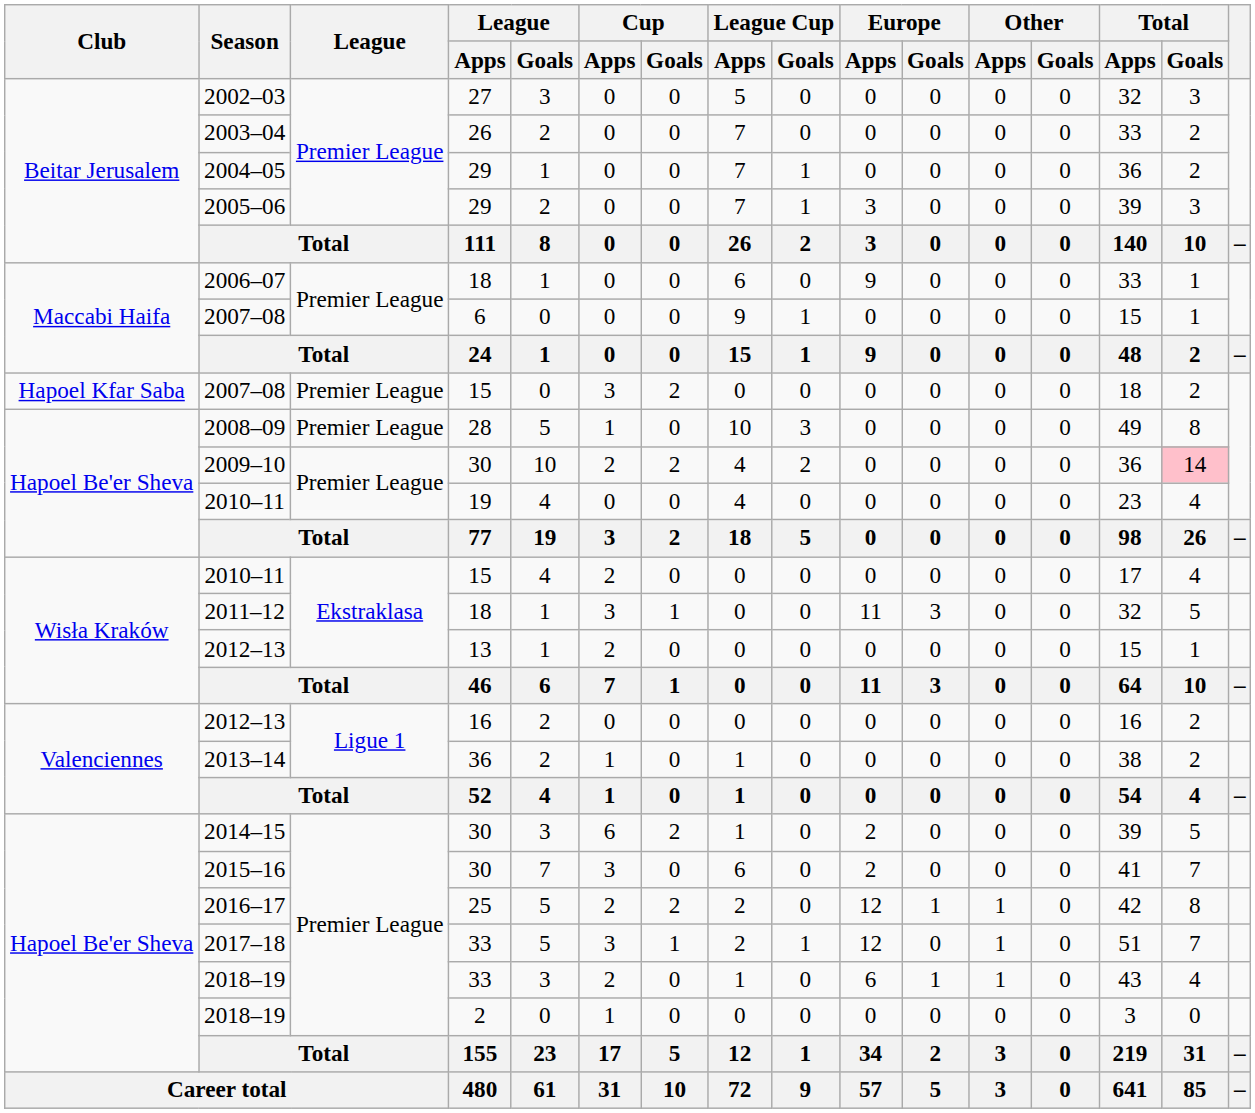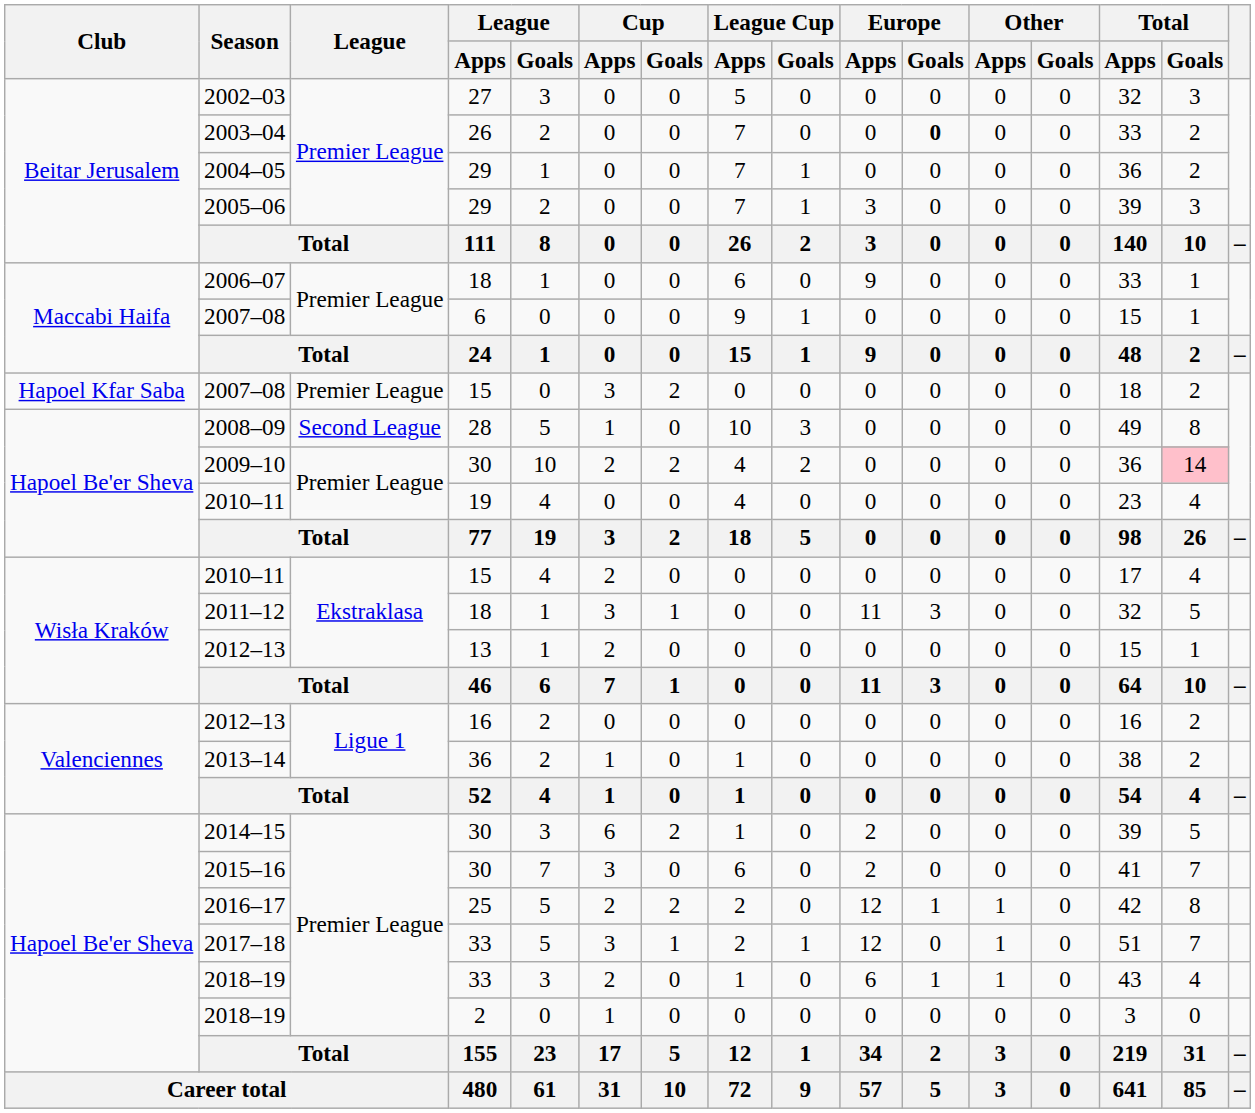(935, 133) normal -> (935, 133) bold
(370, 427) Premier League -> (370, 427) Second League
